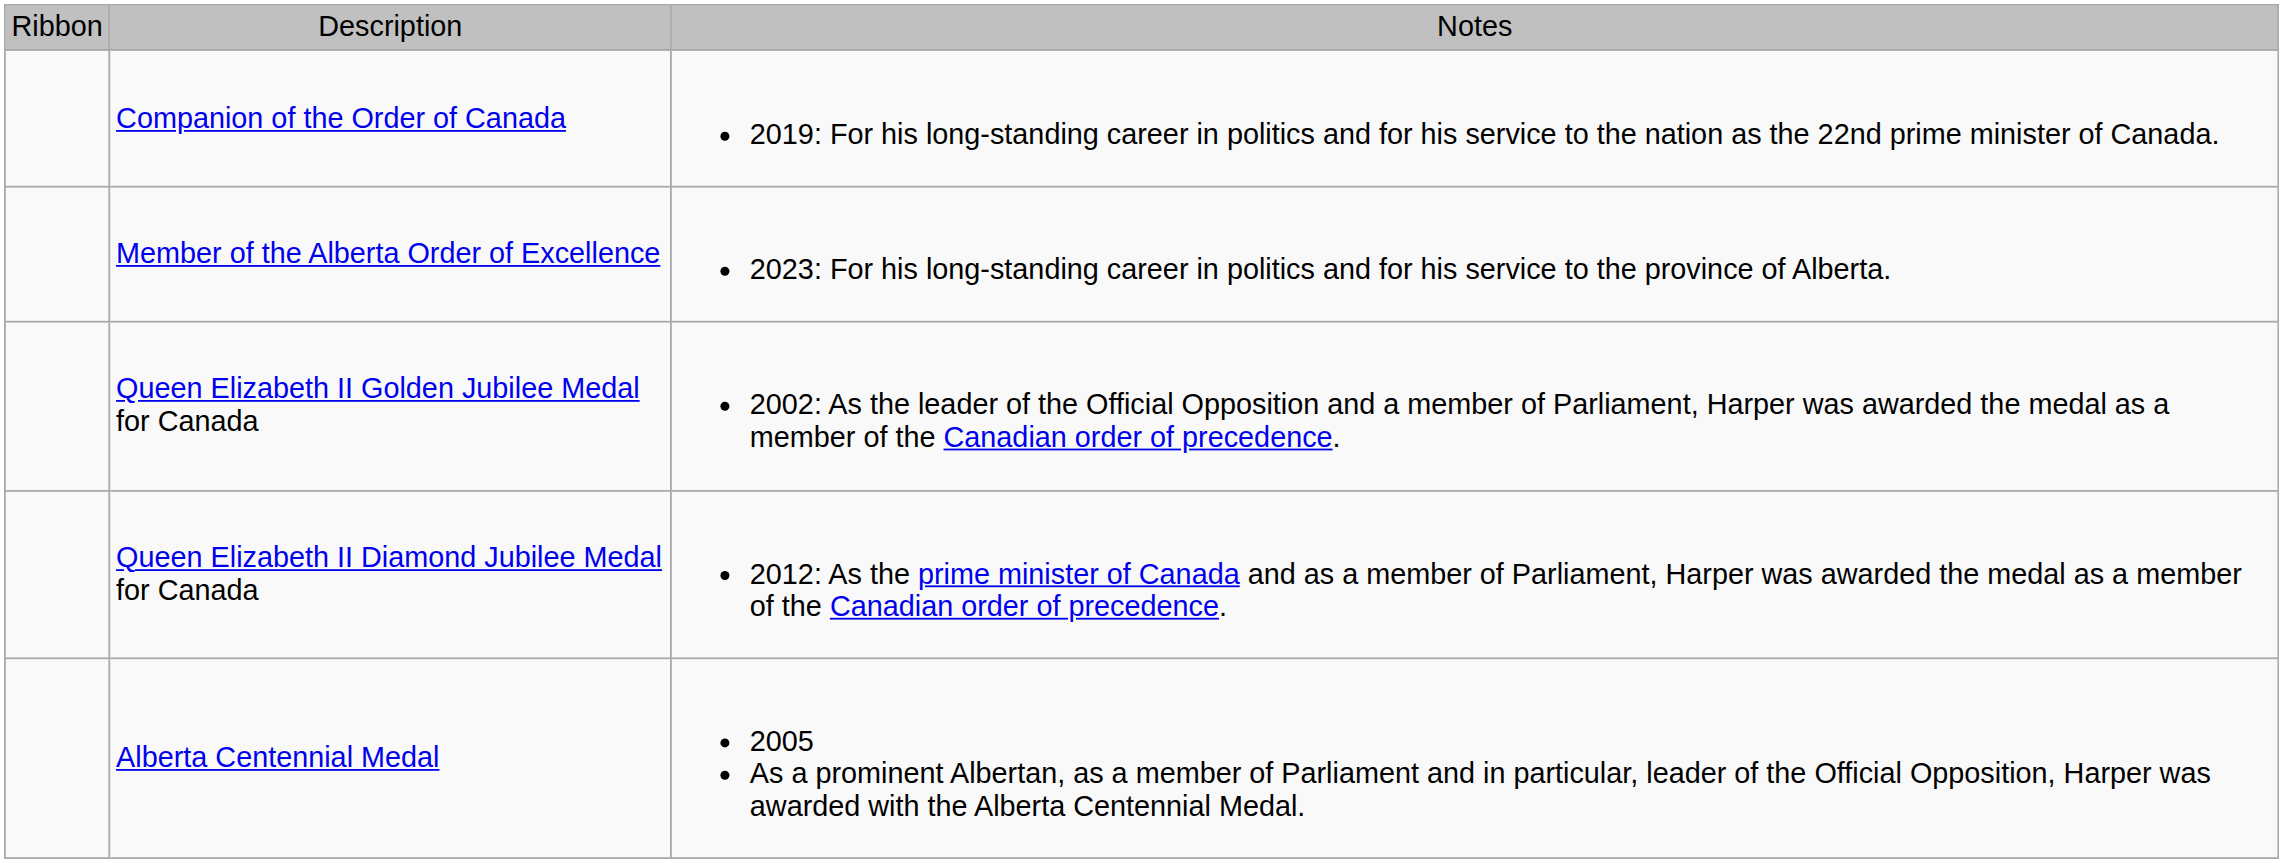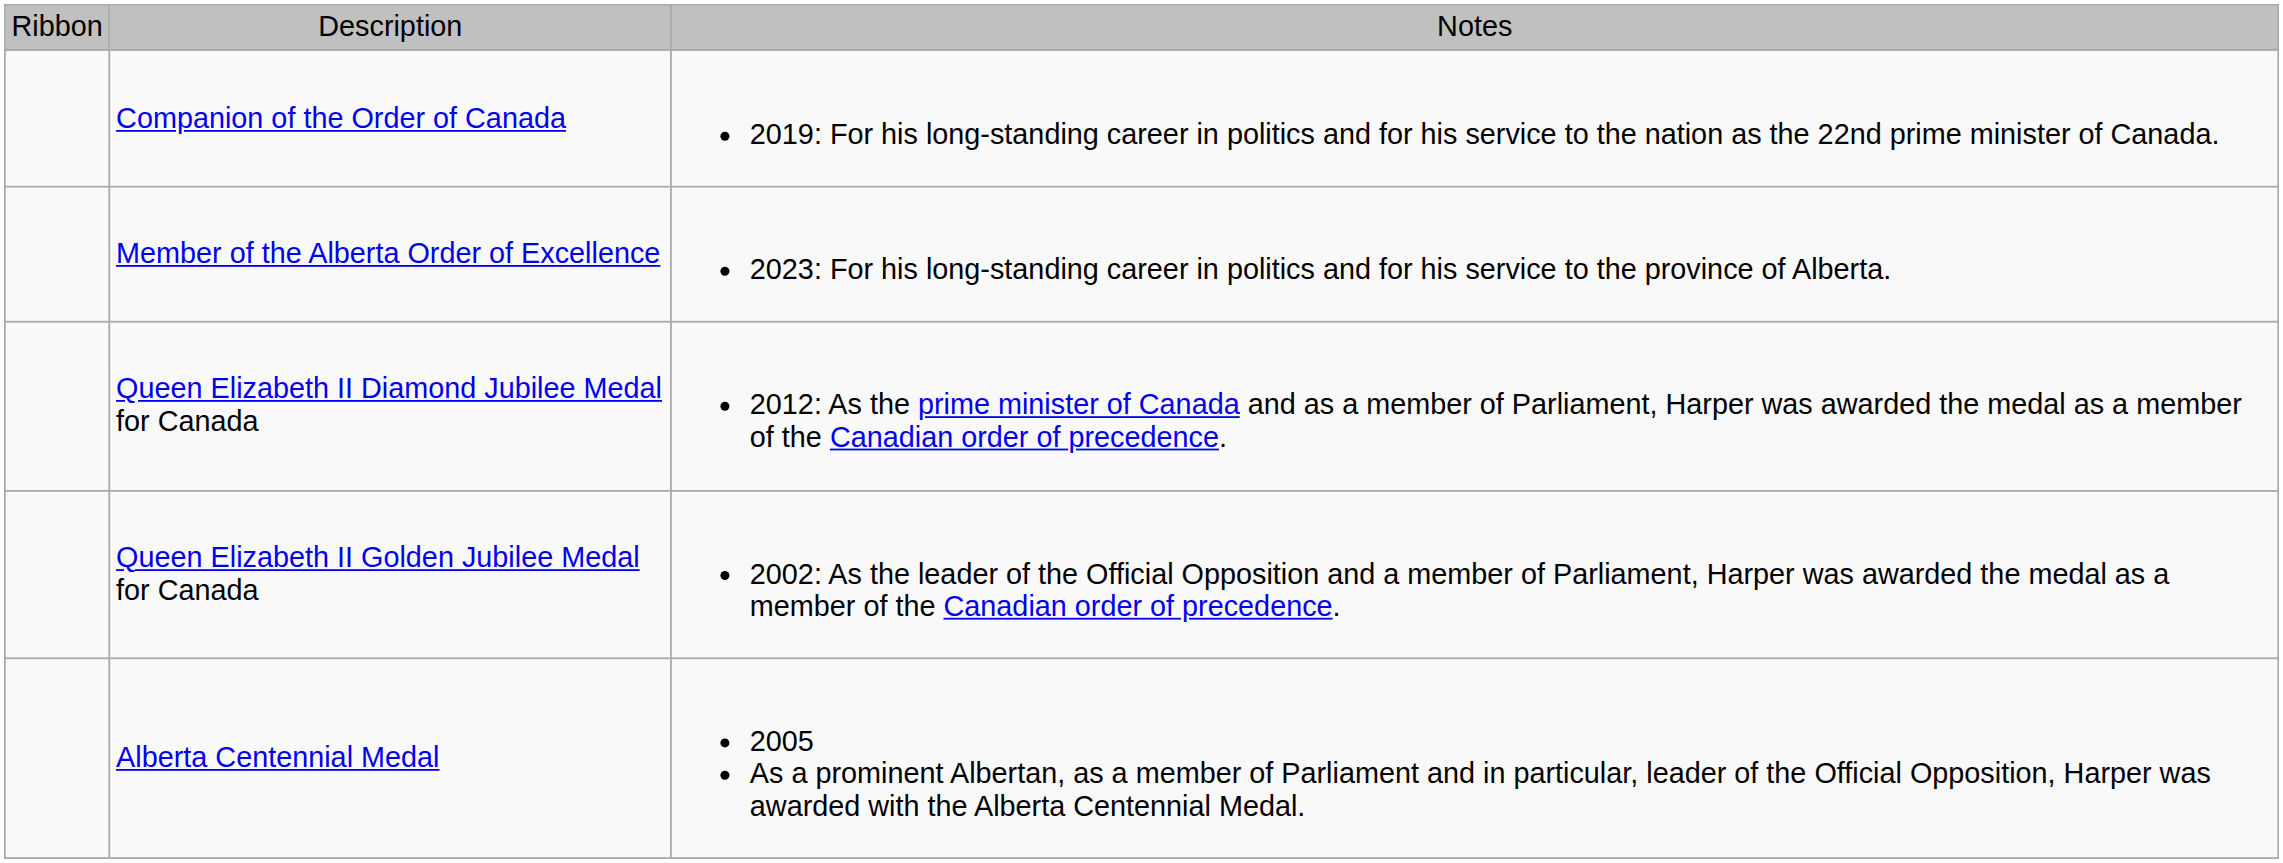rows swapped: (378, 405) <-> (389, 573)
